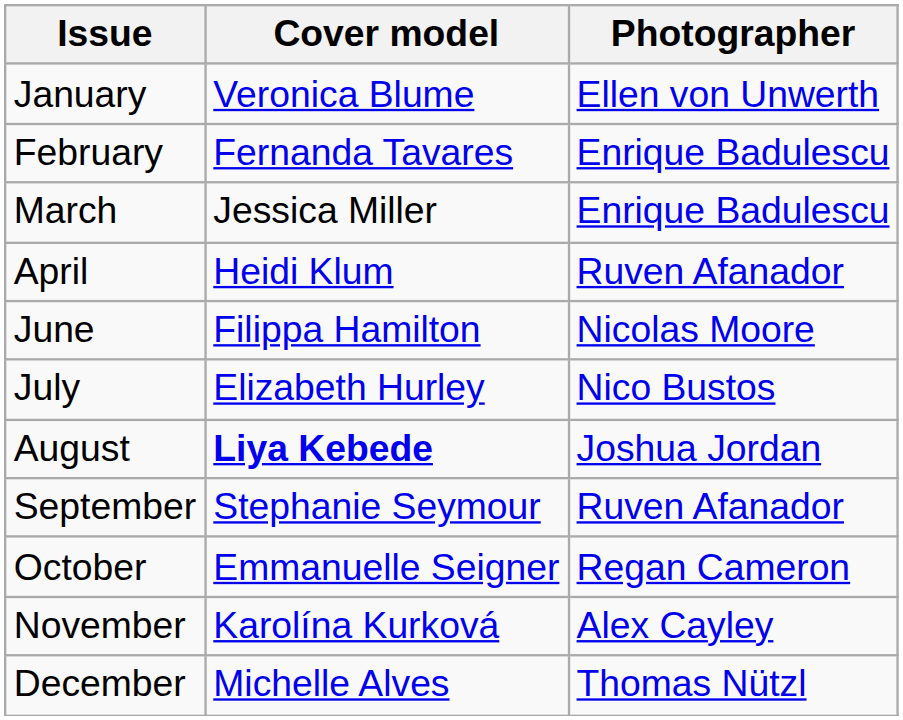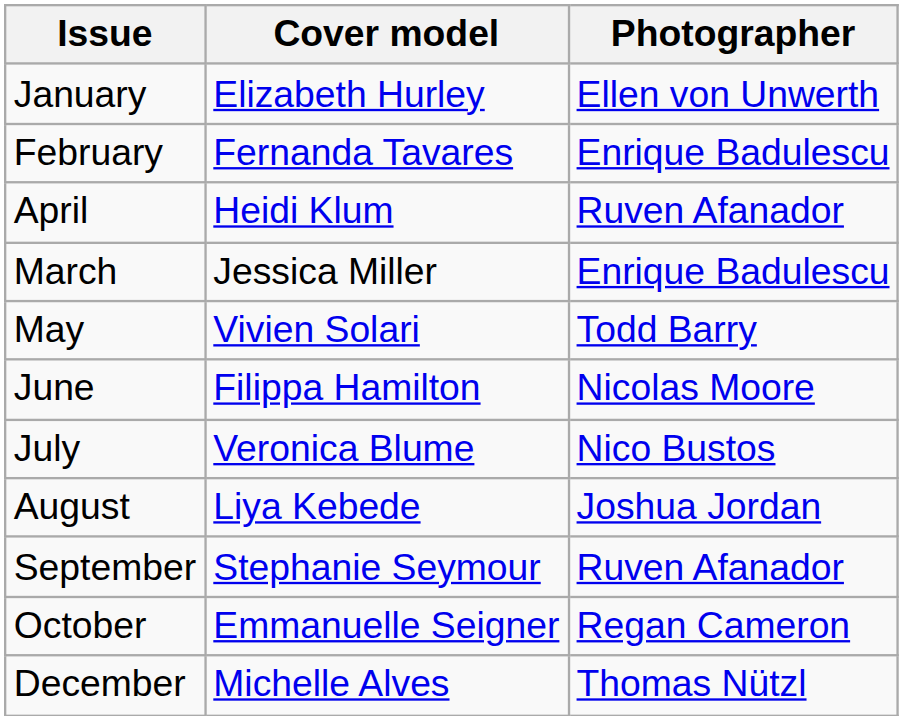(344, 93) Veronica Blume -> (349, 93) Elizabeth Hurley
rows swapped: (66, 211) <-> (51, 270)
+ row: (49, 329)
(349, 388) Elizabeth Hurley -> (344, 447) Veronica Blume
(323, 447) bold -> (317, 507) normal
- row: (100, 625)
